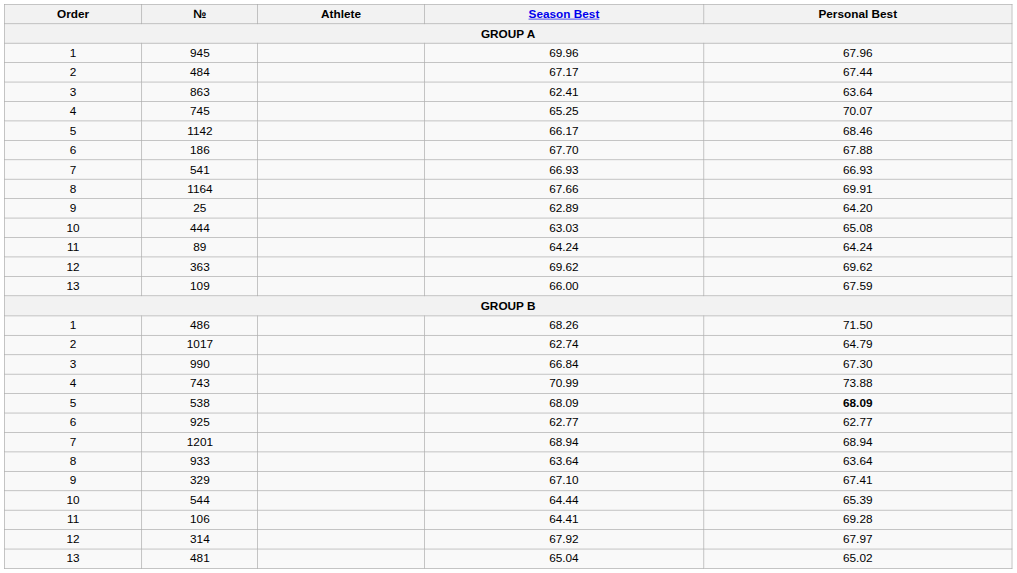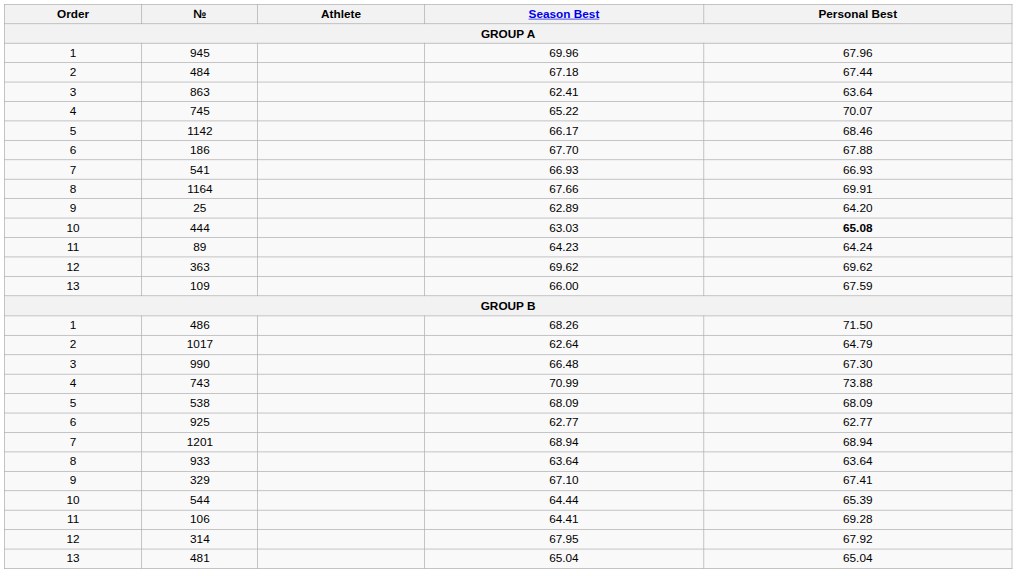(564, 72) 67.17 -> (564, 72) 67.18
(564, 111) 65.25 -> (564, 111) 65.22
(858, 227) normal -> (858, 227) bold
(564, 247) 64.24 -> (564, 247) 64.23
(564, 344) 62.74 -> (564, 344) 62.64
(564, 363) 66.84 -> (564, 363) 66.48
(858, 402) bold -> (858, 402) normal
(564, 538) 67.92 -> (564, 538) 67.95
(858, 538) 67.97 -> (858, 538) 67.92
(858, 558) 65.02 -> (858, 558) 65.04
